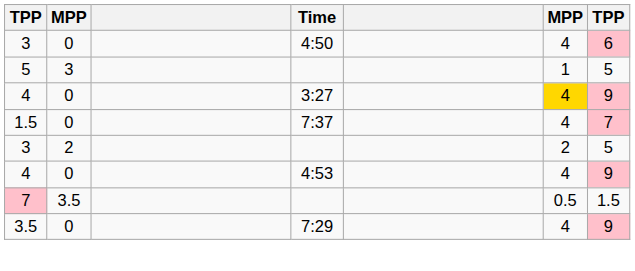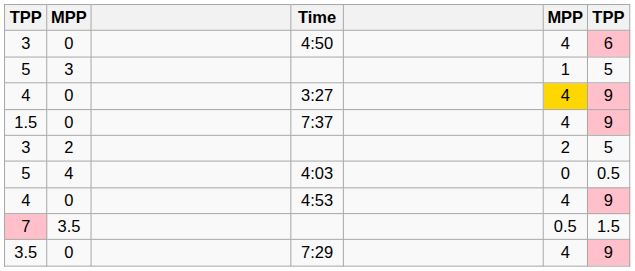(608, 122) 7 -> (608, 122) 9
+ row: (26, 174)
